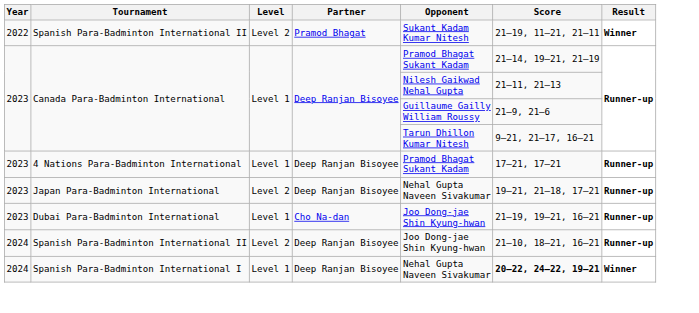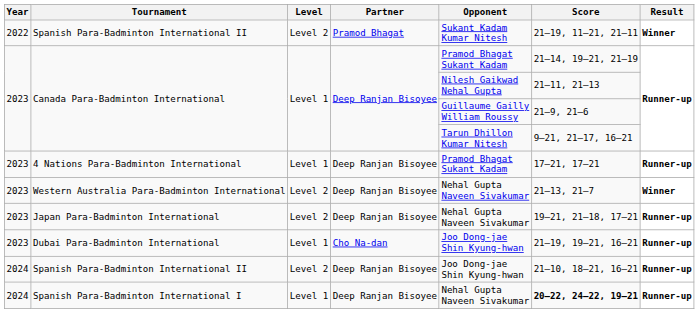+ row: (18, 190)
(620, 269) Winner -> (667, 295) Runner-up
